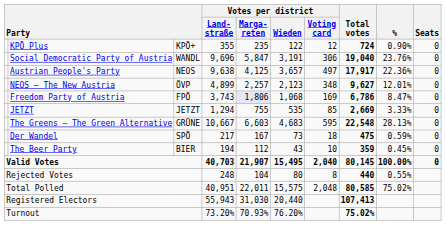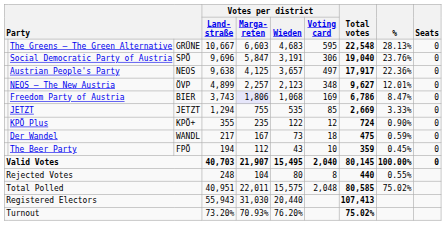rows swapped: (91, 123) <-> (29, 46)
(188, 59) WANDL -> (183, 59) SPÖ
(183, 97) FPÖ -> (186, 97) BIER
(183, 136) SPÖ -> (188, 136) WANDL
(186, 149) BIER -> (183, 149) FPÖ
